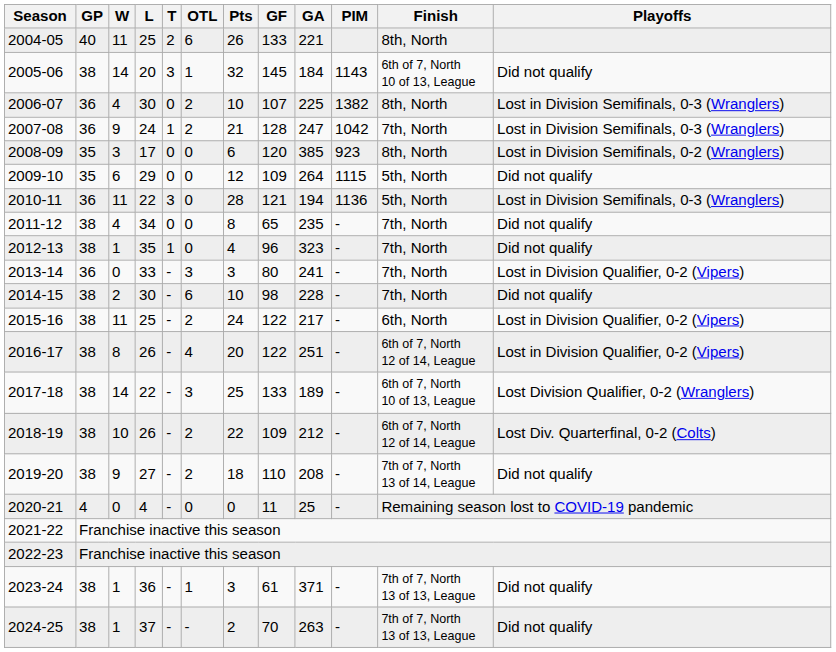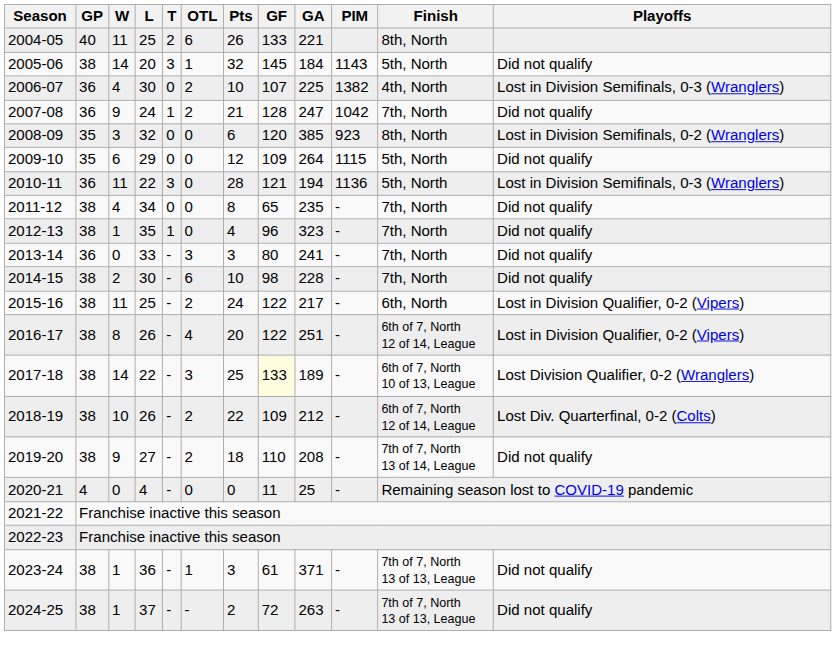(428, 73) 6th of 7, North 10 of 13, League -> (414, 64) 5th, North
(414, 104) 8th, North -> (414, 87) 4th, North
(641, 128) Lost in Division Semifinals, 0-3 (Wranglers) -> (545, 111) Did not qualify
(147, 152) 17 -> (147, 135) 32
(621, 271) Lost in Division Qualifier, 0-2 (Vipers) -> (545, 254) Did not qualify
(274, 392) no background -> (274, 375) lightyellow background
(270, 627) 70 -> (270, 610) 72
